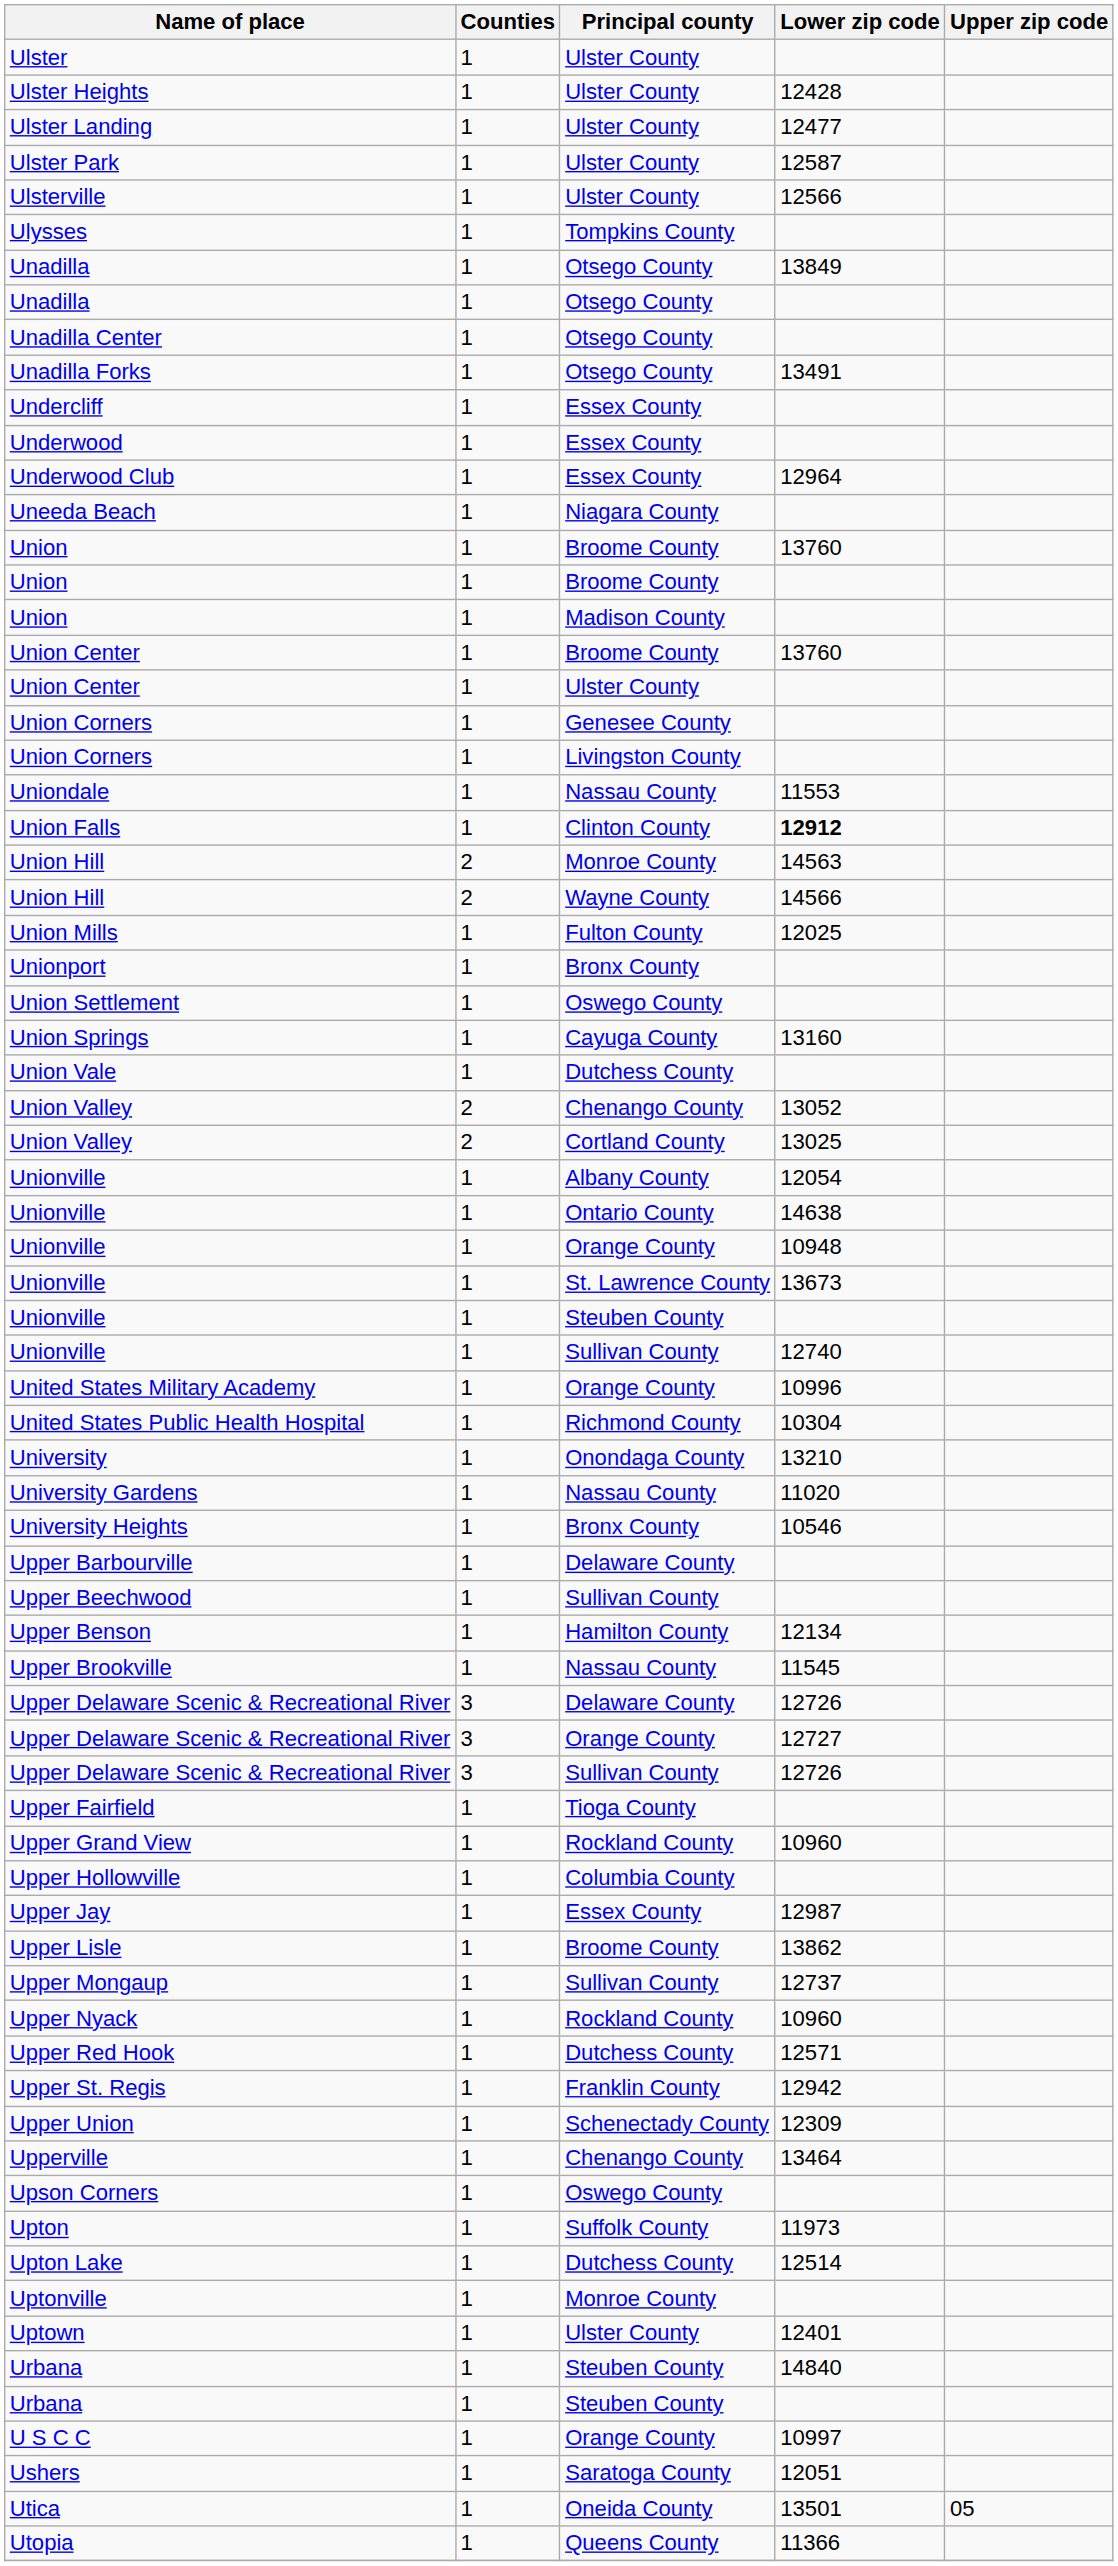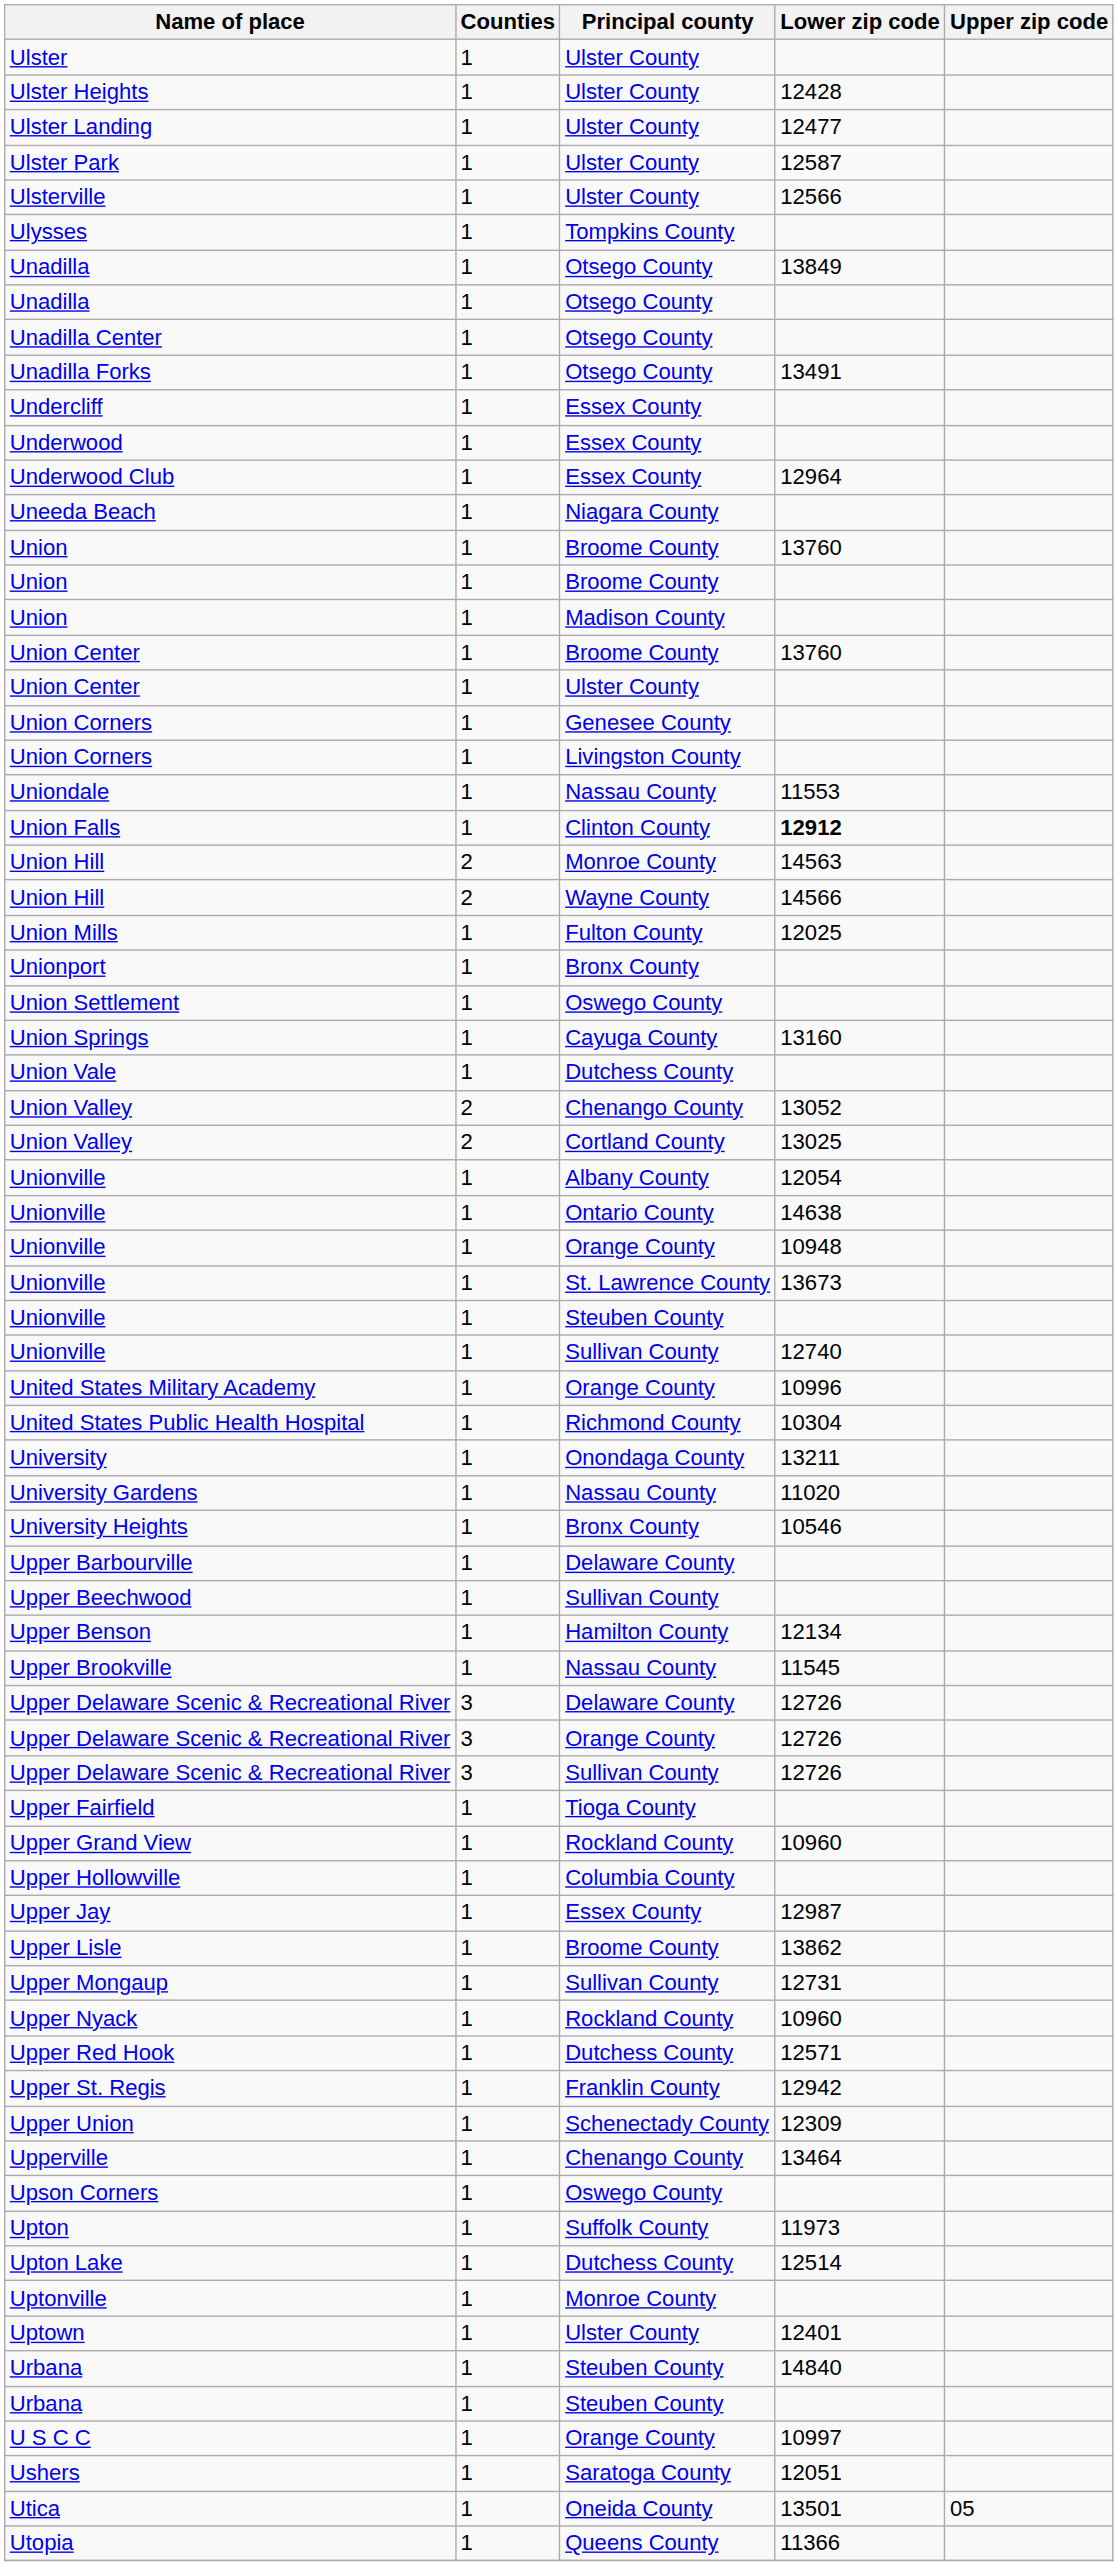(811, 1457) 13210 -> (810, 1457) 13211
(811, 1737) 12727 -> (811, 1737) 12726
(811, 1982) 12737 -> (811, 1982) 12731
